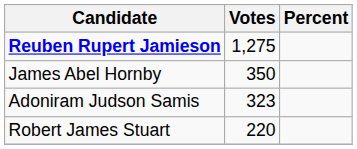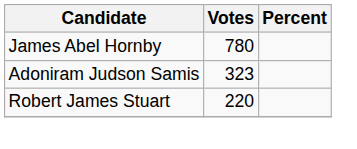- row: (115, 46)
(261, 74) 350 -> (239, 46) 780
